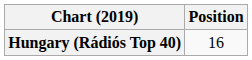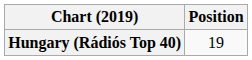(216, 42) 16 -> (216, 42) 19
